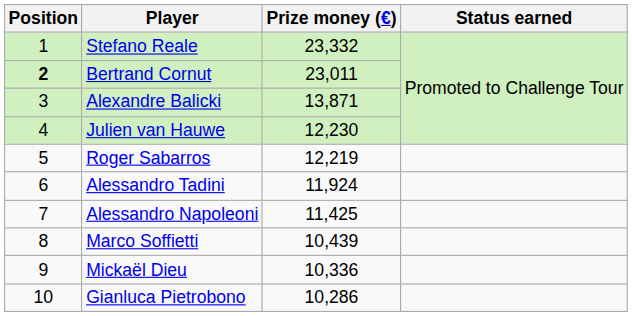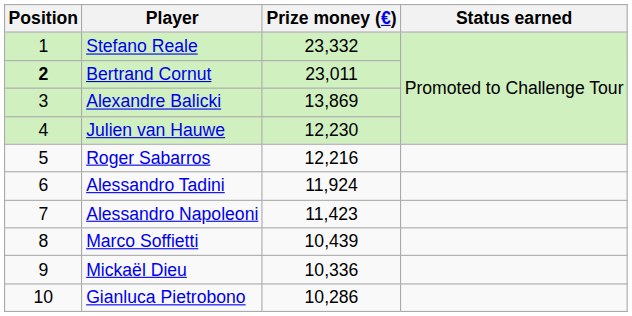(331, 102) 13,871 -> (331, 102) 13,869
(331, 158) 12,219 -> (331, 158) 12,216
(331, 213) 11,425 -> (331, 213) 11,423
